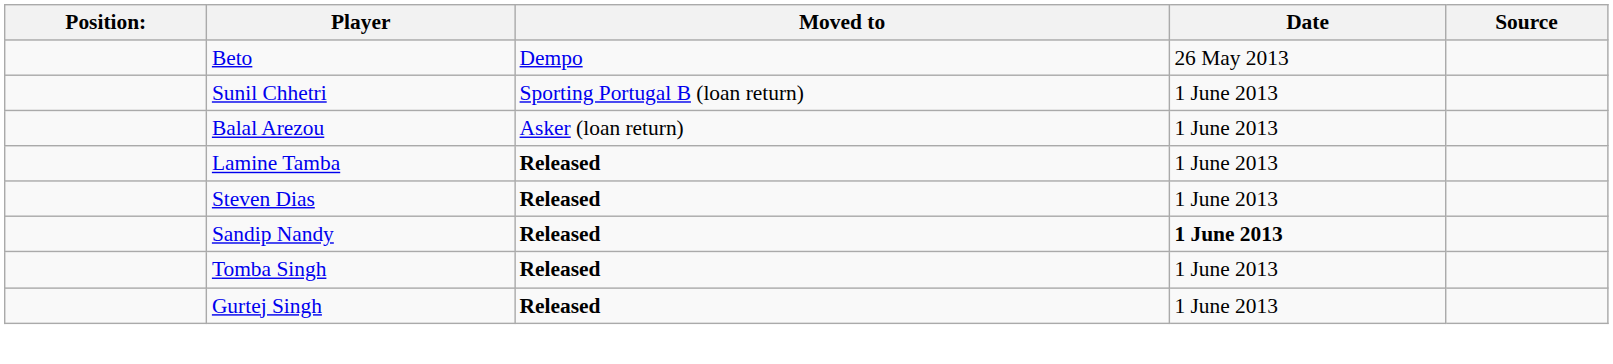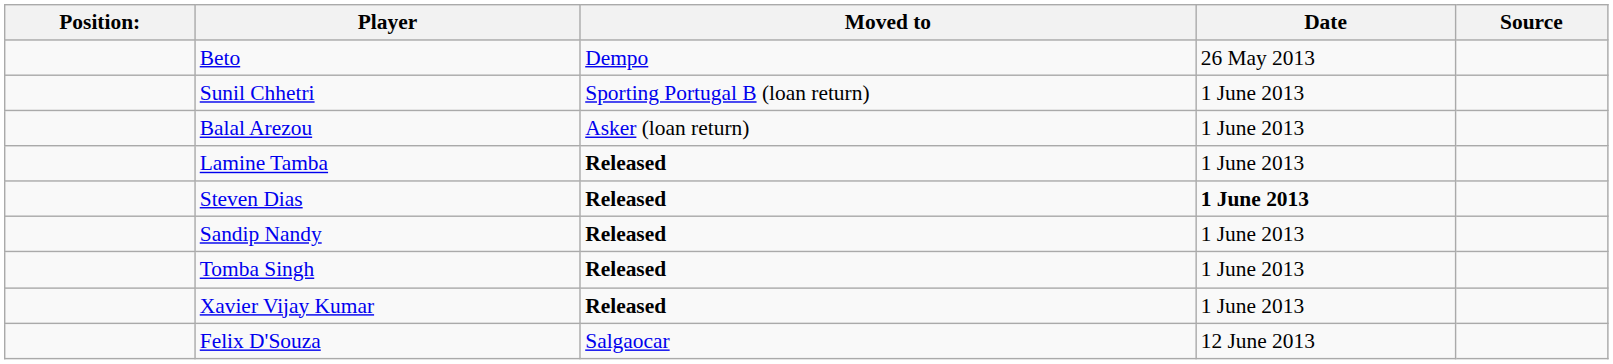(1226, 199) normal -> (1255, 199) bold
(1229, 234) bold -> (1252, 234) normal
+ row: (287, 305)
- row: (267, 305)
+ row: (260, 340)
